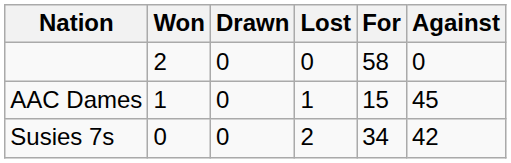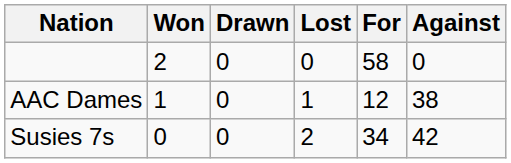(375, 99) 15 -> (375, 99) 12
(425, 99) 45 -> (425, 99) 38
